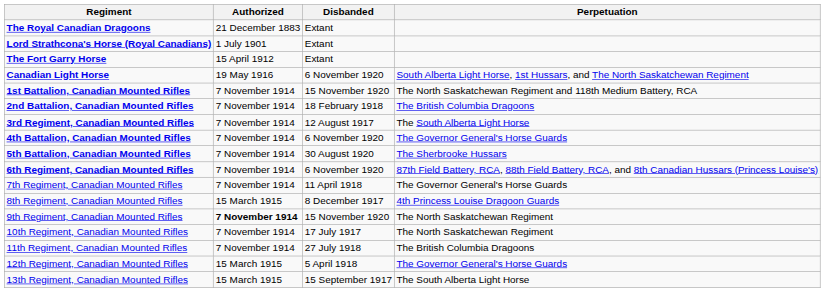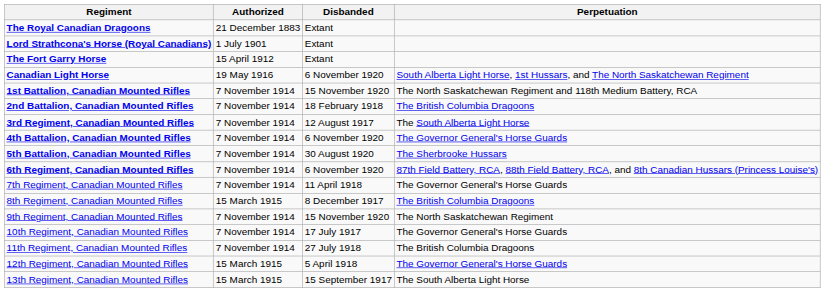(478, 201) 4th Princess Louise Dragoon Guards -> (465, 201) The British Columbia Dragoons
(257, 216) bold -> (255, 216) normal
(475, 232) The North Saskatchewan Regiment -> (482, 232) The Governor General's Horse Guards
